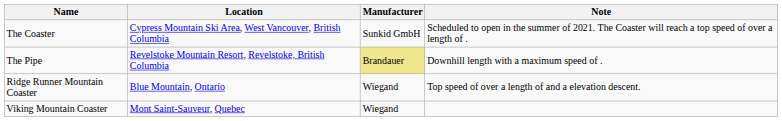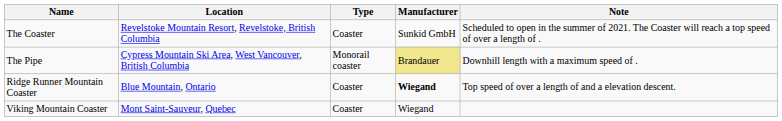+ column: (363, 12)
(235, 33) Cypress Mountain Ski Area, West Vancouver, British Columbia -> (218, 33) Revelstoke Mountain Resort, Revelstoke, British Columbia
(227, 60) Revelstoke Mountain Resort, Revelstoke, British Columbia -> (211, 60) Cypress Mountain Ski Area, West Vancouver, British Columbia
(380, 87) normal -> (417, 87) bold
